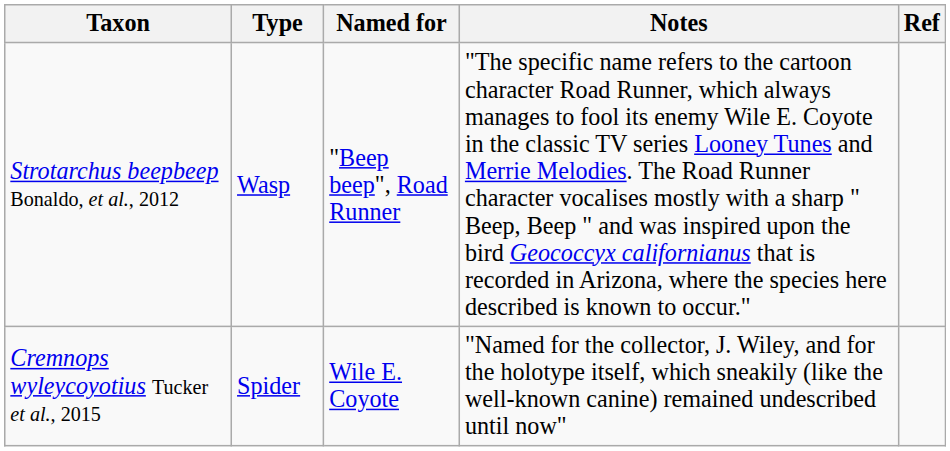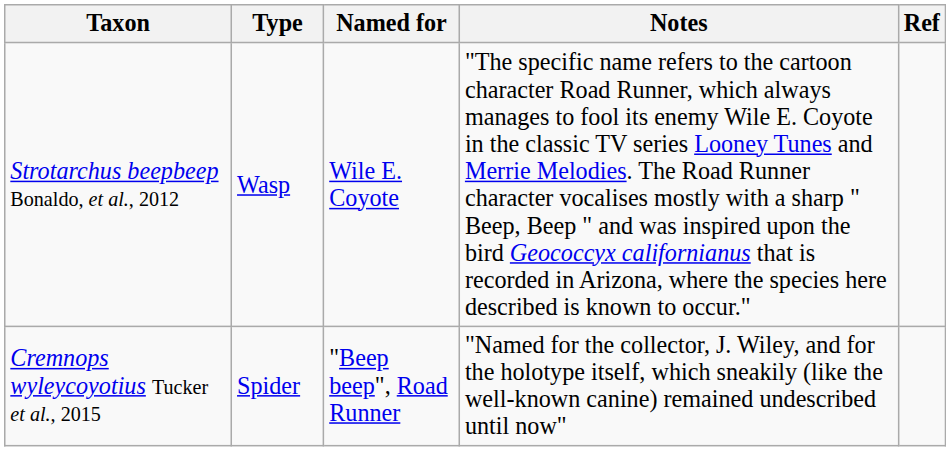(388, 184) "Beep beep", Road Runner -> (366, 184) Wile E. Coyote
(366, 385) Wile E. Coyote -> (388, 385) "Beep beep", Road Runner
